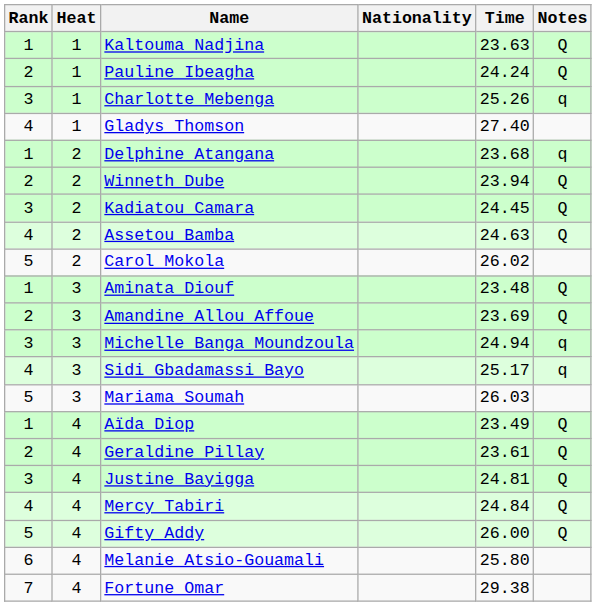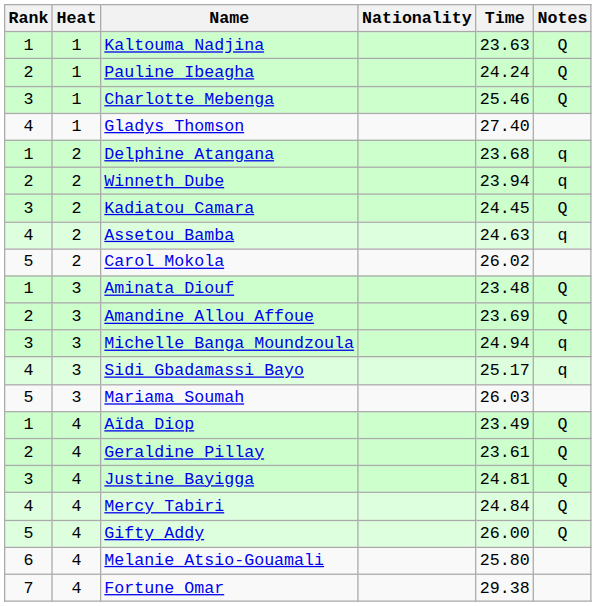(505, 100) 25.26 -> (505, 100) 25.46
(563, 100) q -> (563, 100) Q
(563, 181) Q -> (563, 181) q
(563, 235) Q -> (563, 235) q
